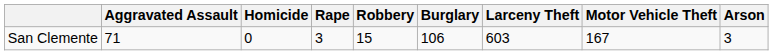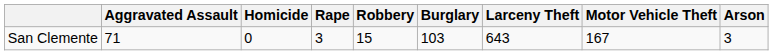(433, 38) 106 -> (433, 38) 103
(498, 38) 603 -> (498, 38) 643
